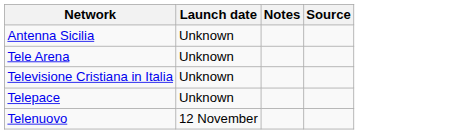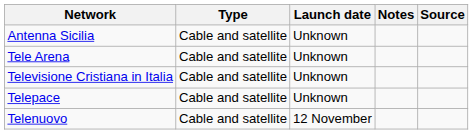+ column: (233, 14)
